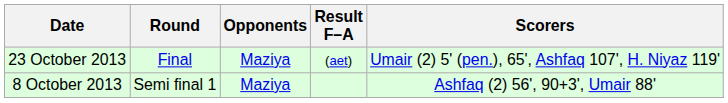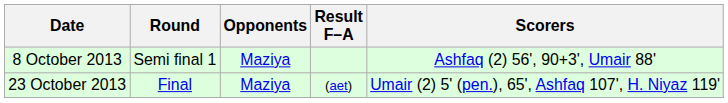rows swapped: (67, 85) <-> (67, 60)
